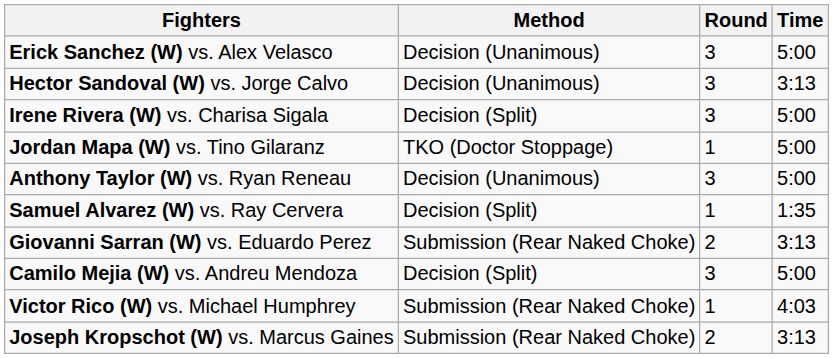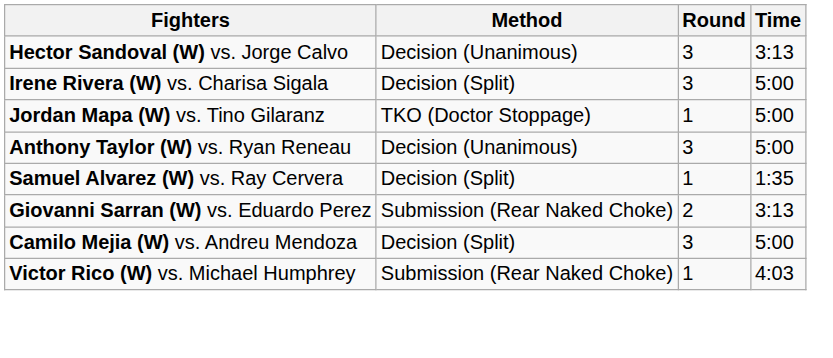- row: (171, 52)
- row: (201, 337)
